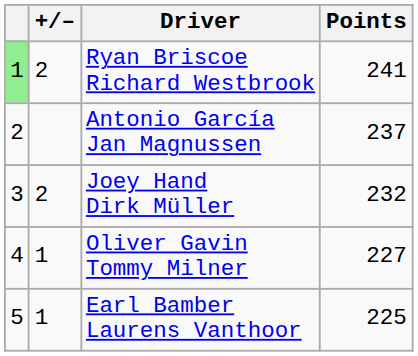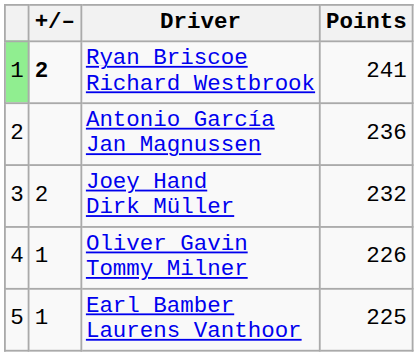(41, 72) normal -> (41, 72) bold
(387, 134) 237 -> (387, 134) 236
(387, 258) 227 -> (387, 258) 226
